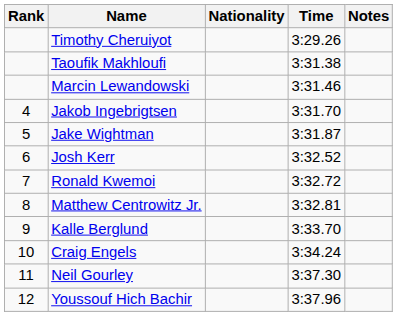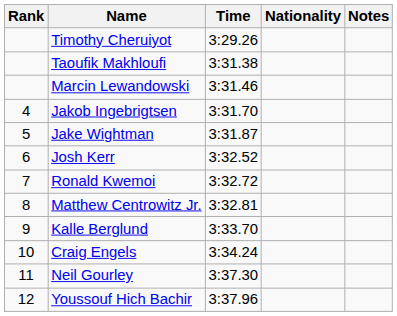columns swapped: (247, 16) <-> (316, 16)
